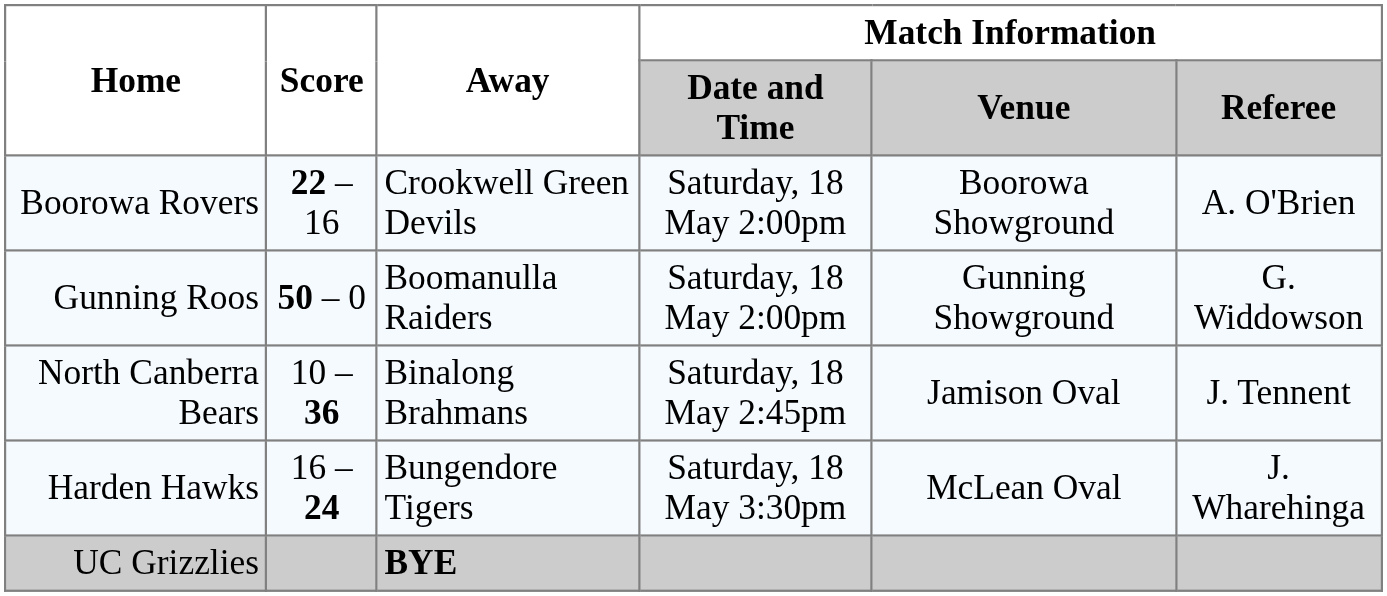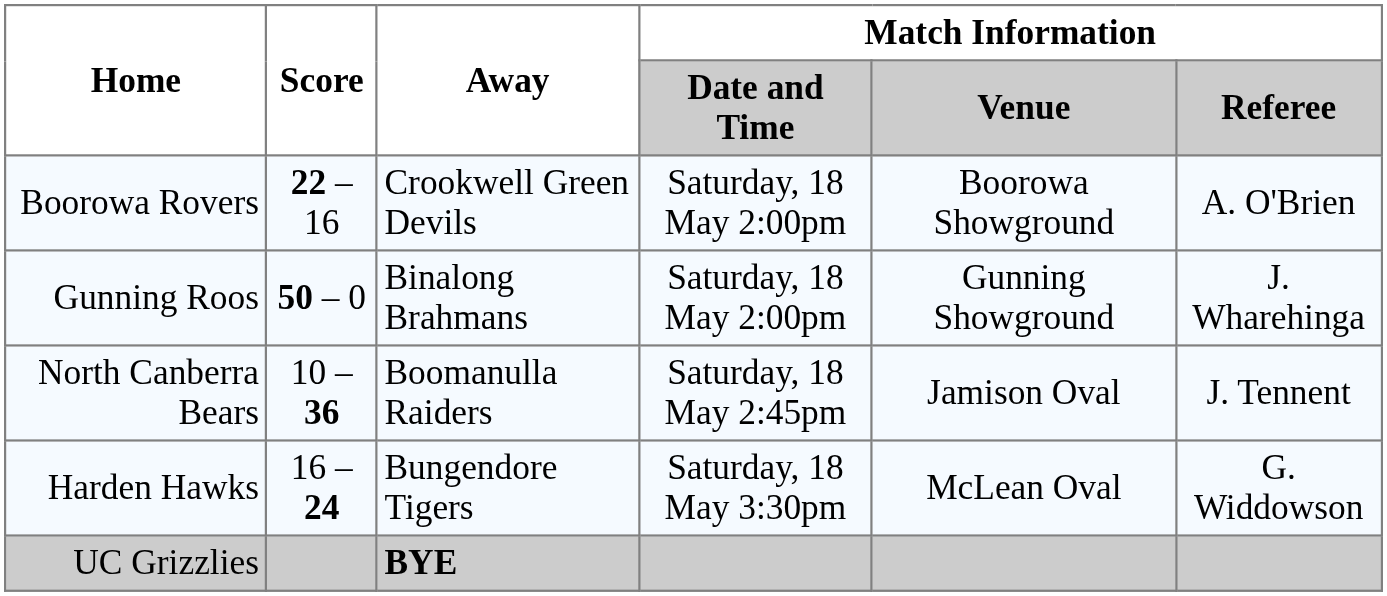(471, 297) Boomanulla Raiders -> (456, 297) Binalong Brahmans
(1279, 297) G. Widdowson -> (1279, 297) J. Wharehinga
(456, 392) Binalong Brahmans -> (471, 392) Boomanulla Raiders
(1279, 487) J. Wharehinga -> (1279, 487) G. Widdowson
